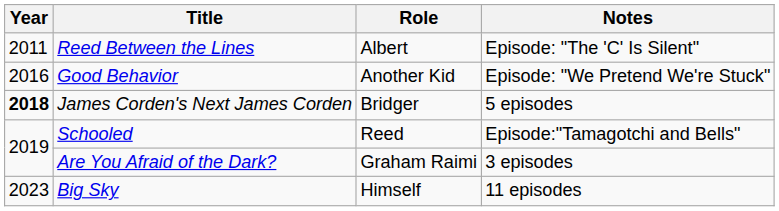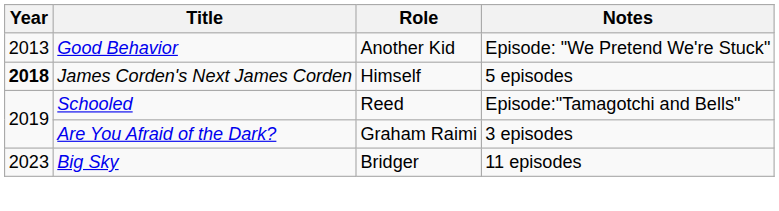- row: (156, 47)
(29, 76) 2016 -> (29, 47) 2013
(390, 104) Bridger -> (391, 76) Himself
(391, 190) Himself -> (390, 162) Bridger
